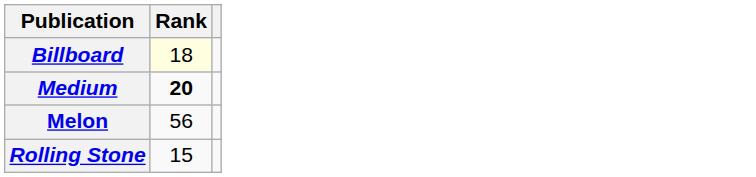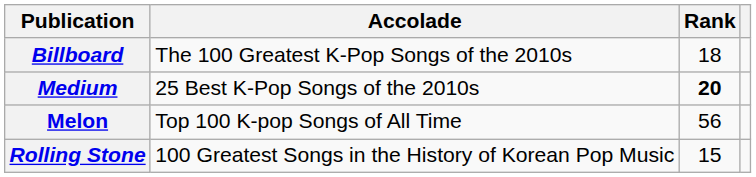+ column: (415, 21)
(181, 54) lightyellow background -> (710, 54) no background
